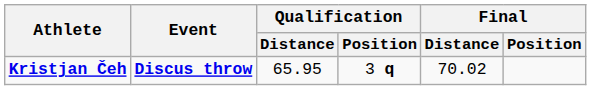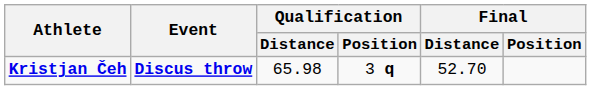(297, 70) 65.95 -> (297, 70) 65.98
(462, 70) 70.02 -> (462, 70) 52.70
